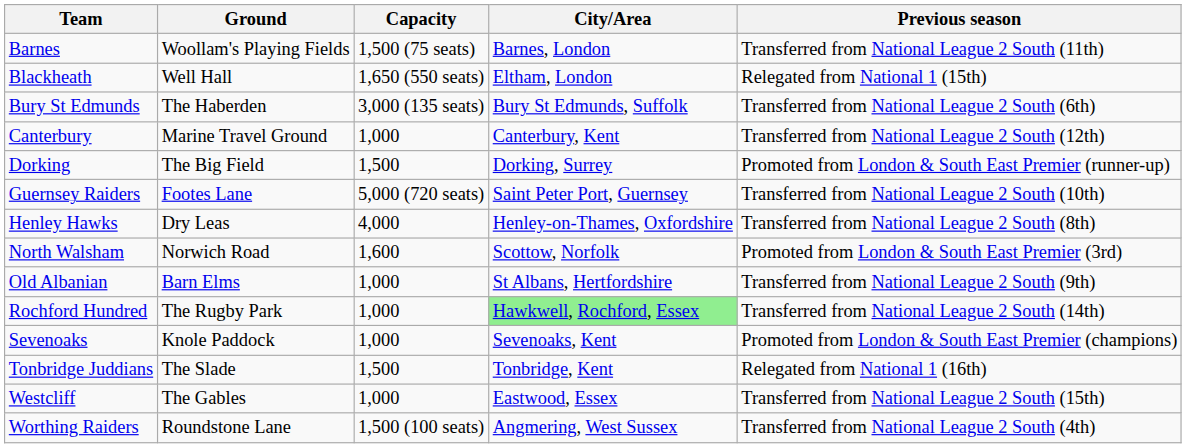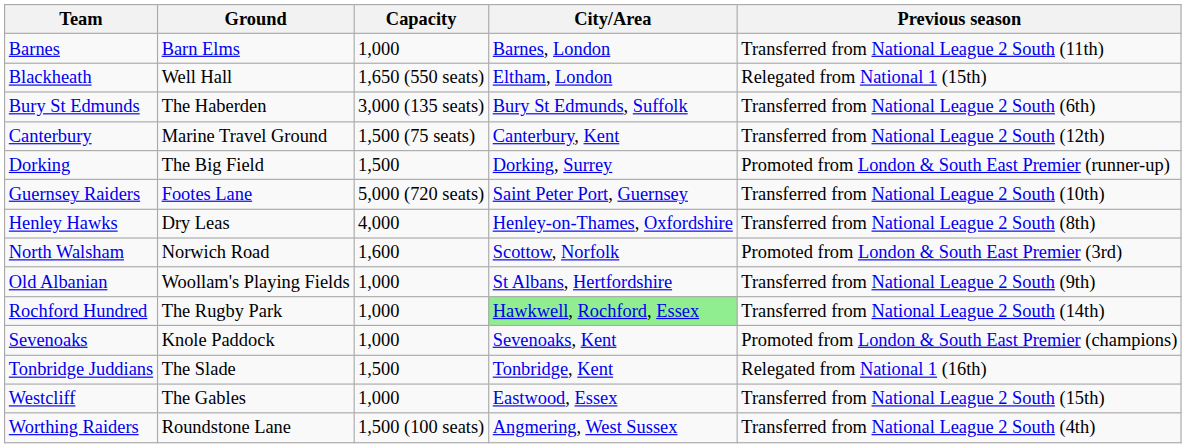(256, 48) Woollam's Playing Fields -> (201, 48) Barn Elms
(417, 48) 1,500 (75 seats) -> (379, 48) 1,000
(379, 135) 1,000 -> (417, 135) 1,500 (75 seats)
(201, 281) Barn Elms -> (256, 281) Woollam's Playing Fields
